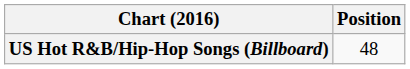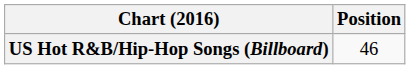(369, 48) 48 -> (369, 48) 46
